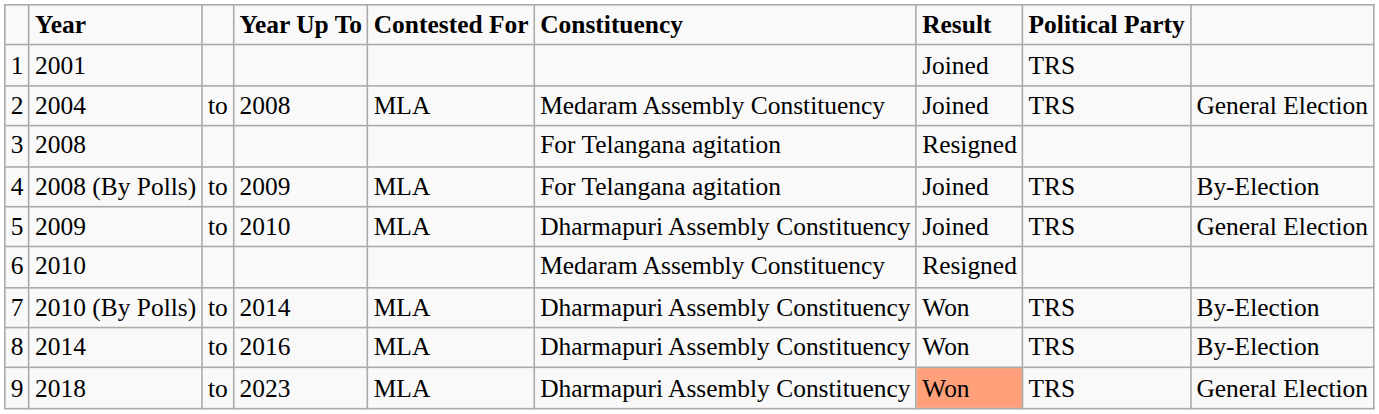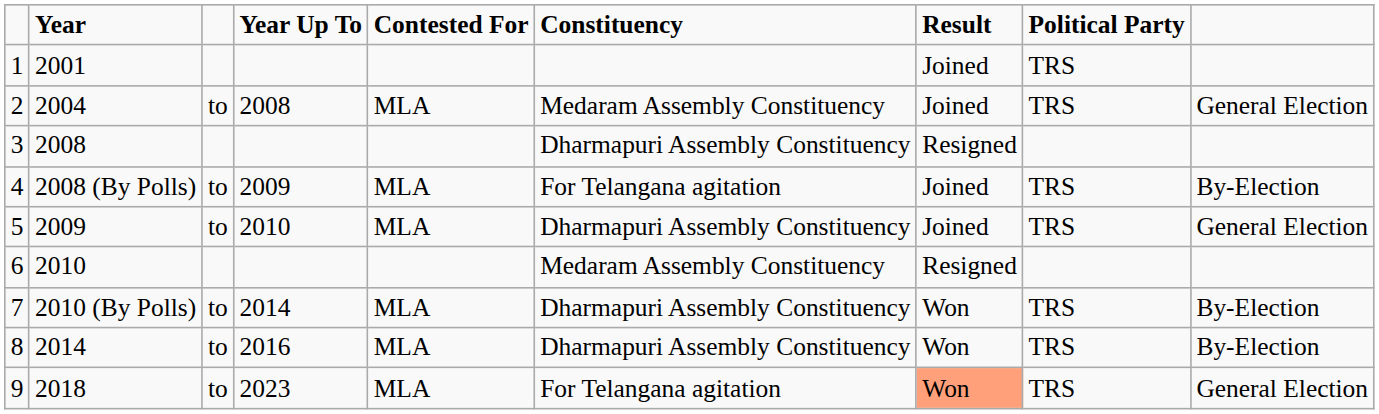(661, 145) For Telangana agitation -> (725, 145) Dharmapuri Assembly Constituency
(725, 387) Dharmapuri Assembly Constituency -> (661, 387) For Telangana agitation
